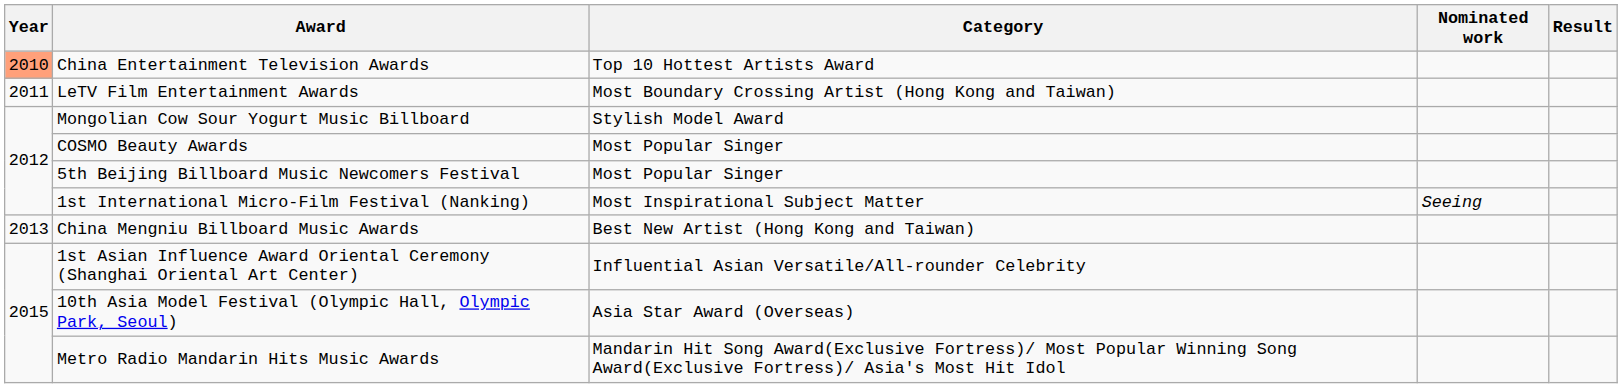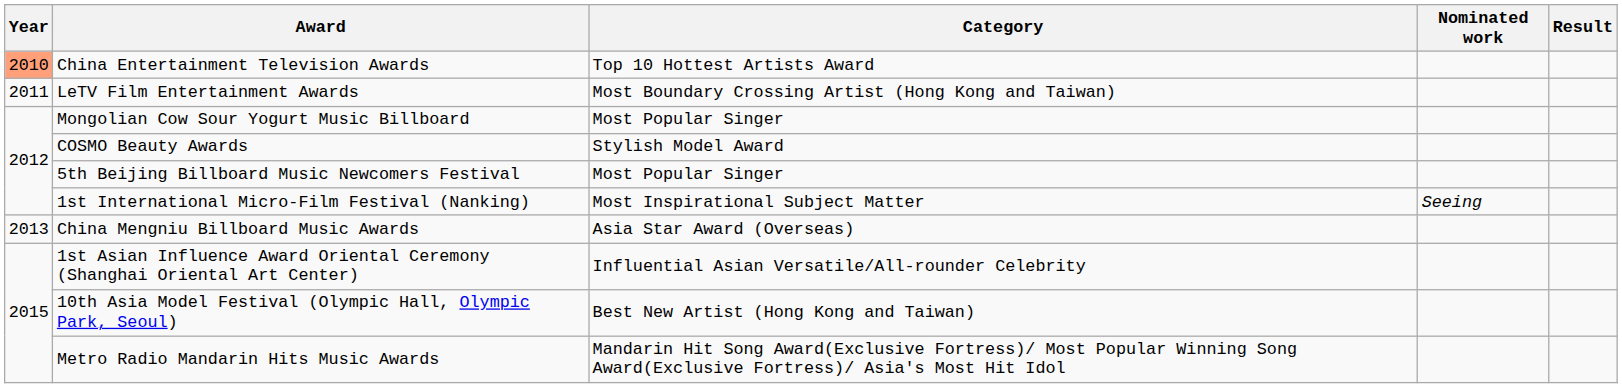(688, 120) Stylish Model Award -> (688, 120) Most Popular Singer
(688, 147) Most Popular Singer -> (688, 147) Stylish Model Award
(784, 229) Best New Artist (Hong Kong and Taiwan) -> (723, 229) Asia Star Award (Overseas)
(723, 313) Asia Star Award (Overseas) -> (784, 313) Best New Artist (Hong Kong and Taiwan)
